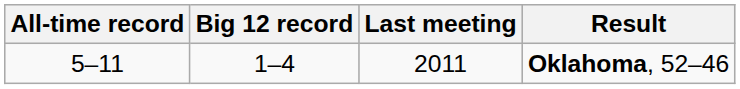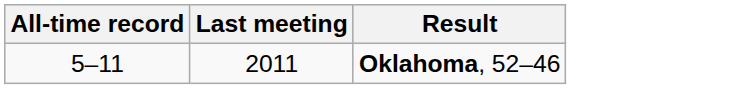- column: (274, 24)
